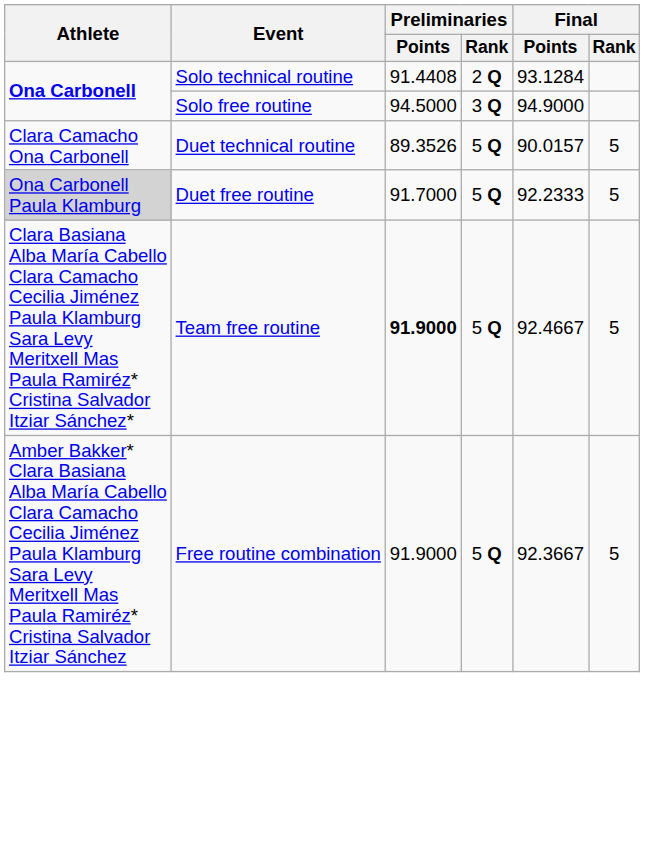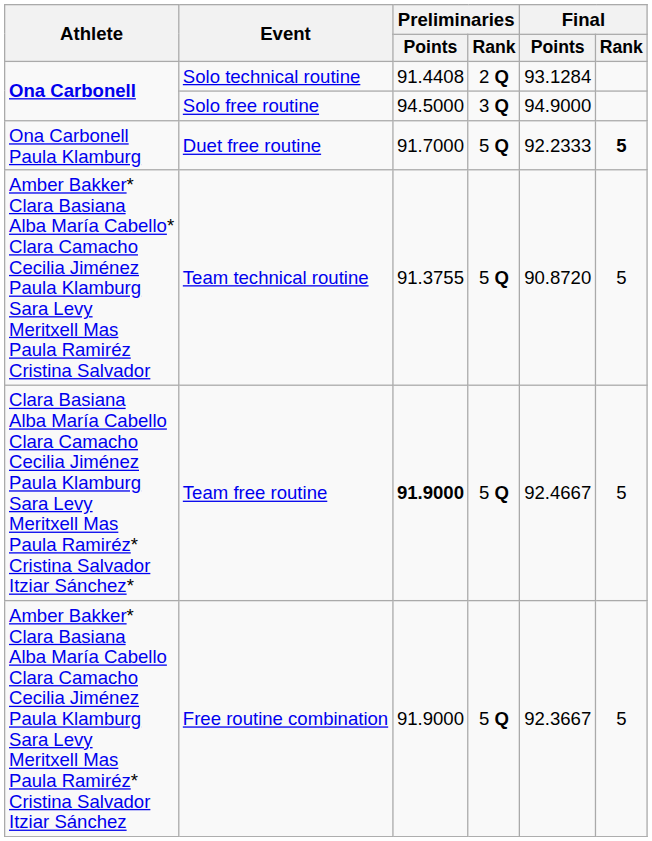- row: (265, 146)
(75, 196) lightgrey background -> (75, 146) no background
(614, 196) normal -> (621, 146) bold
+ row: (276, 278)
